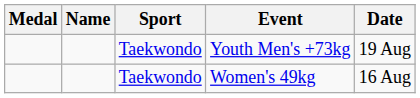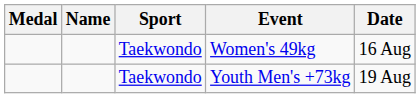rows swapped: (263, 78) <-> (280, 49)
